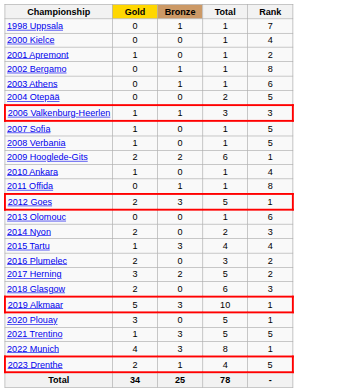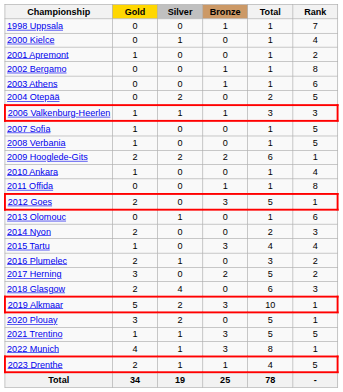+ column: (180, 12)
